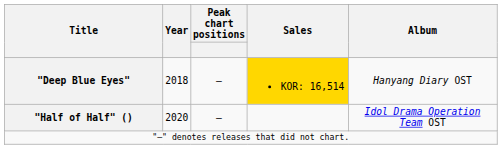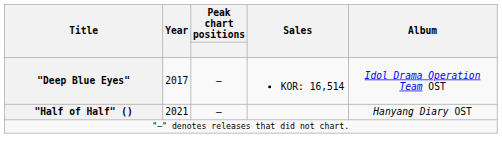(177, 81) 2018 -> (177, 81) 2017
(298, 86) gold background -> (298, 86) no background
(423, 81) Hanyang Diary OST -> (423, 81) Idol Drama Operation Team OST
(177, 117) 2020 -> (177, 112) 2021
(423, 117) Idol Drama Operation Team OST -> (423, 112) Hanyang Diary OST
